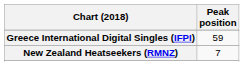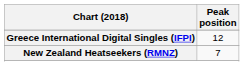(218, 38) 59 -> (218, 38) 12
